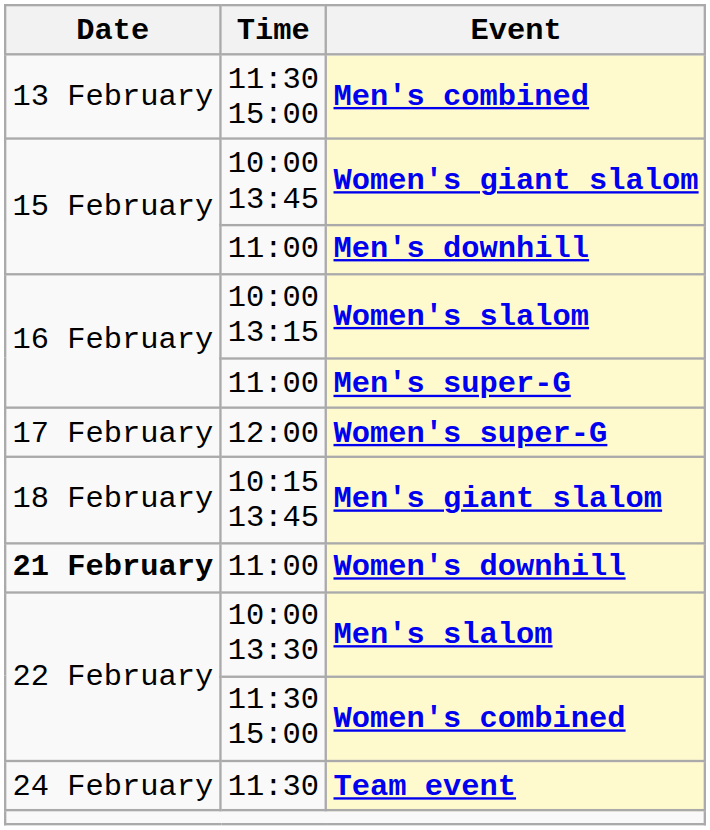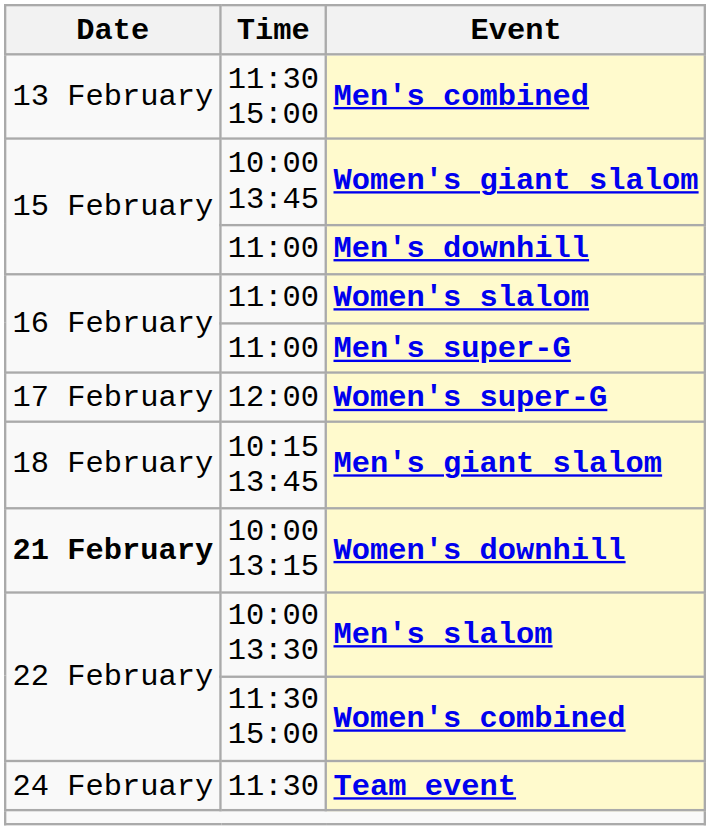(273, 316) 10:00 13:15 -> (273, 298) 11:00
(273, 567) 11:00 -> (273, 549) 10:00 13:15
